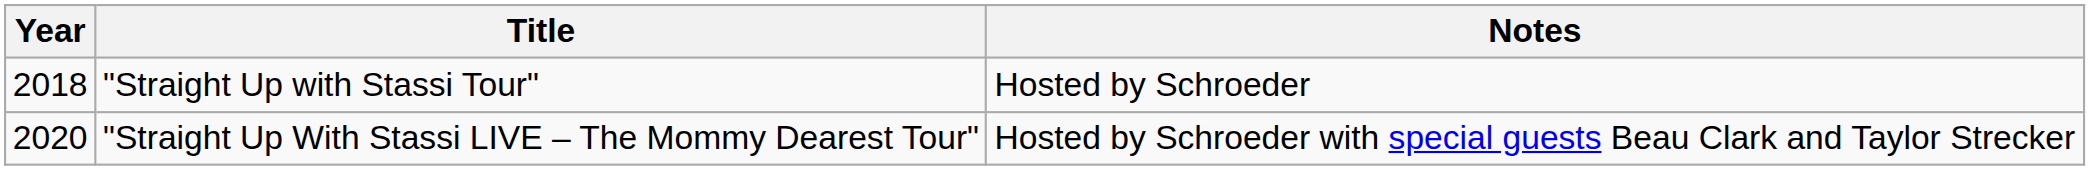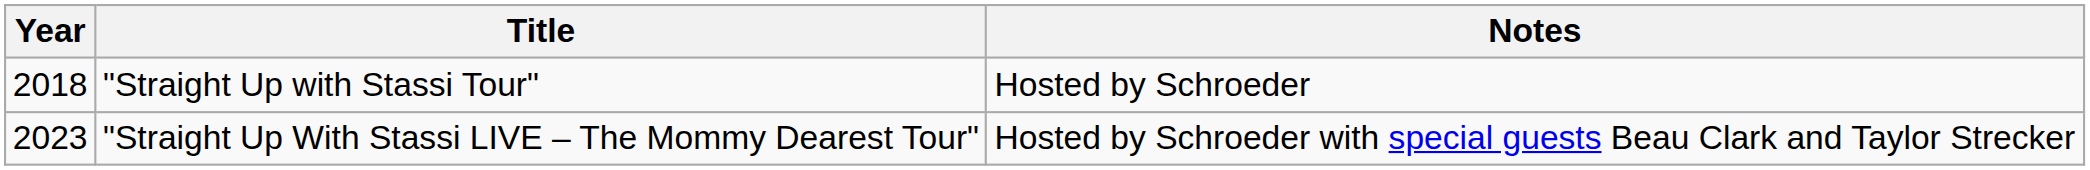(50, 137) 2020 -> (50, 137) 2023
